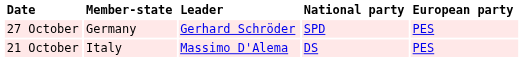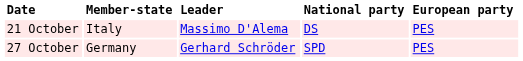rows swapped: (43, 48) <-> (43, 29)
